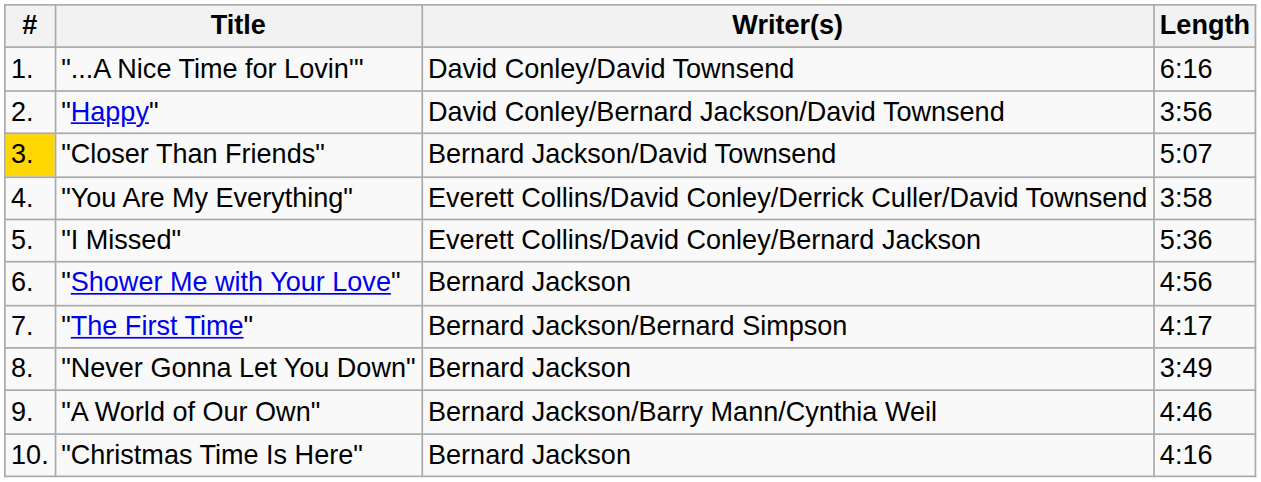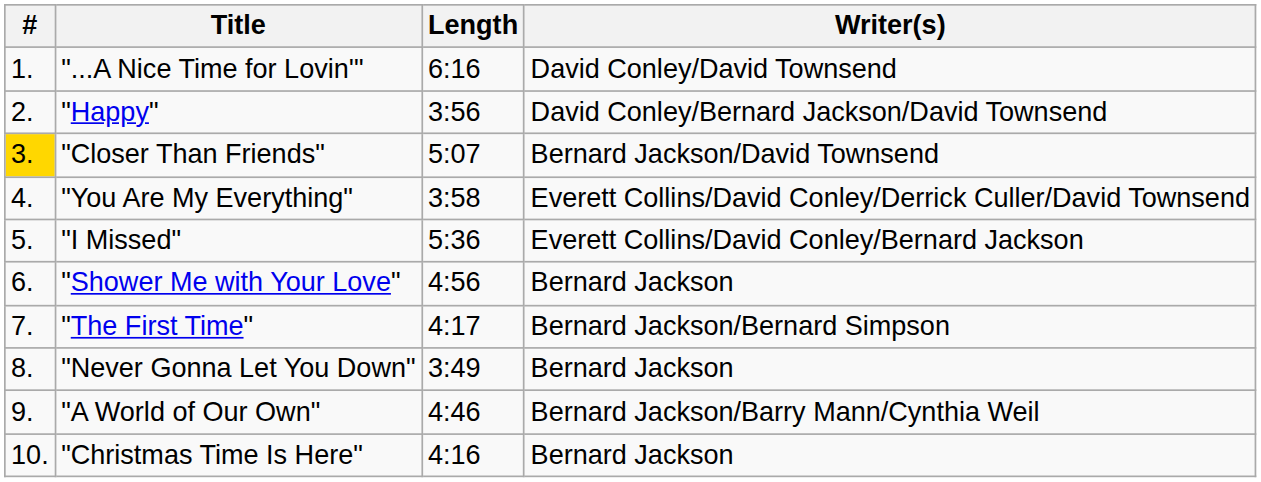columns swapped: (788, 25) <-> (1205, 25)
